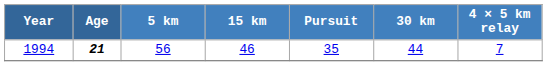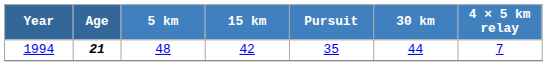(163, 51) 56 -> (163, 51) 48
(247, 51) 46 -> (247, 51) 42
